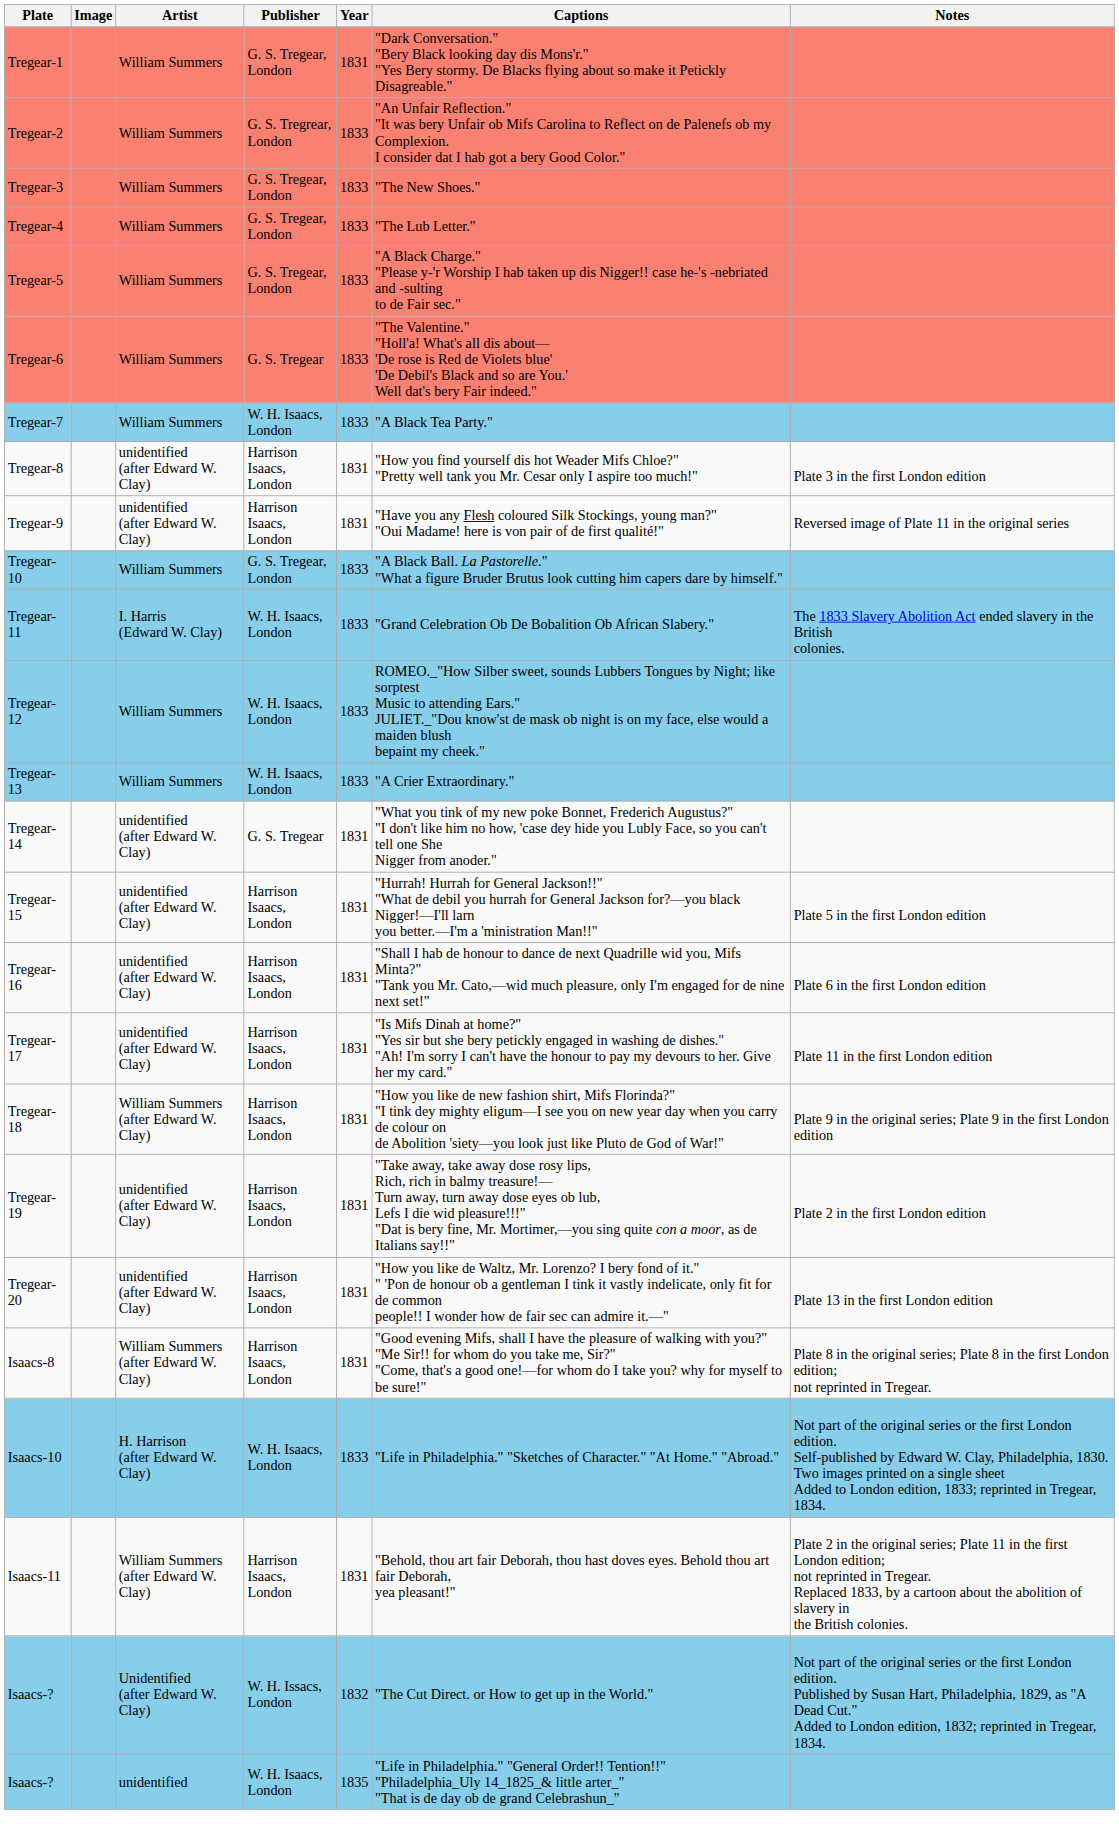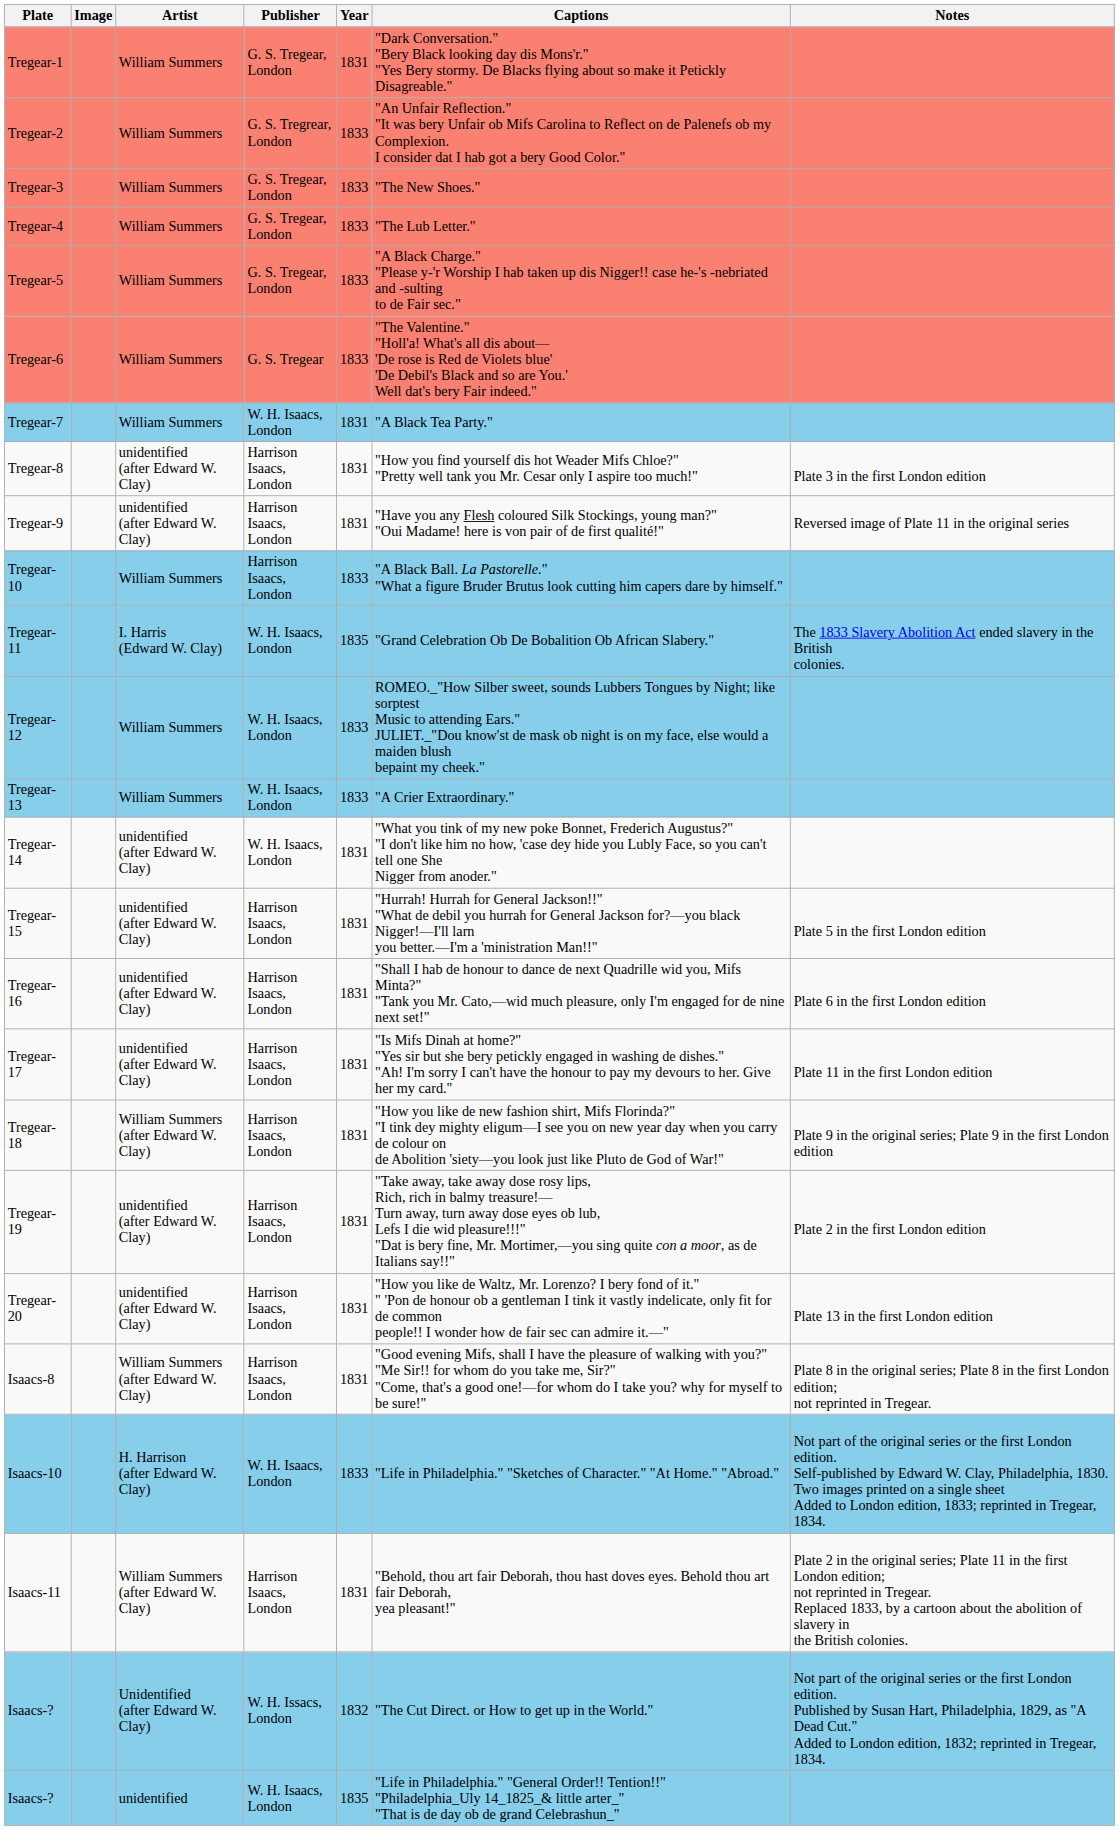(354, 422) 1833 -> (354, 422) 1831
(287, 570) G. S. Tregear, London -> (272, 578) Harrison Isaacs, London
(354, 624) 1833 -> (354, 640) 1835
(286, 836) G. S. Tregear -> (285, 852) W. H. Isaacs, London
